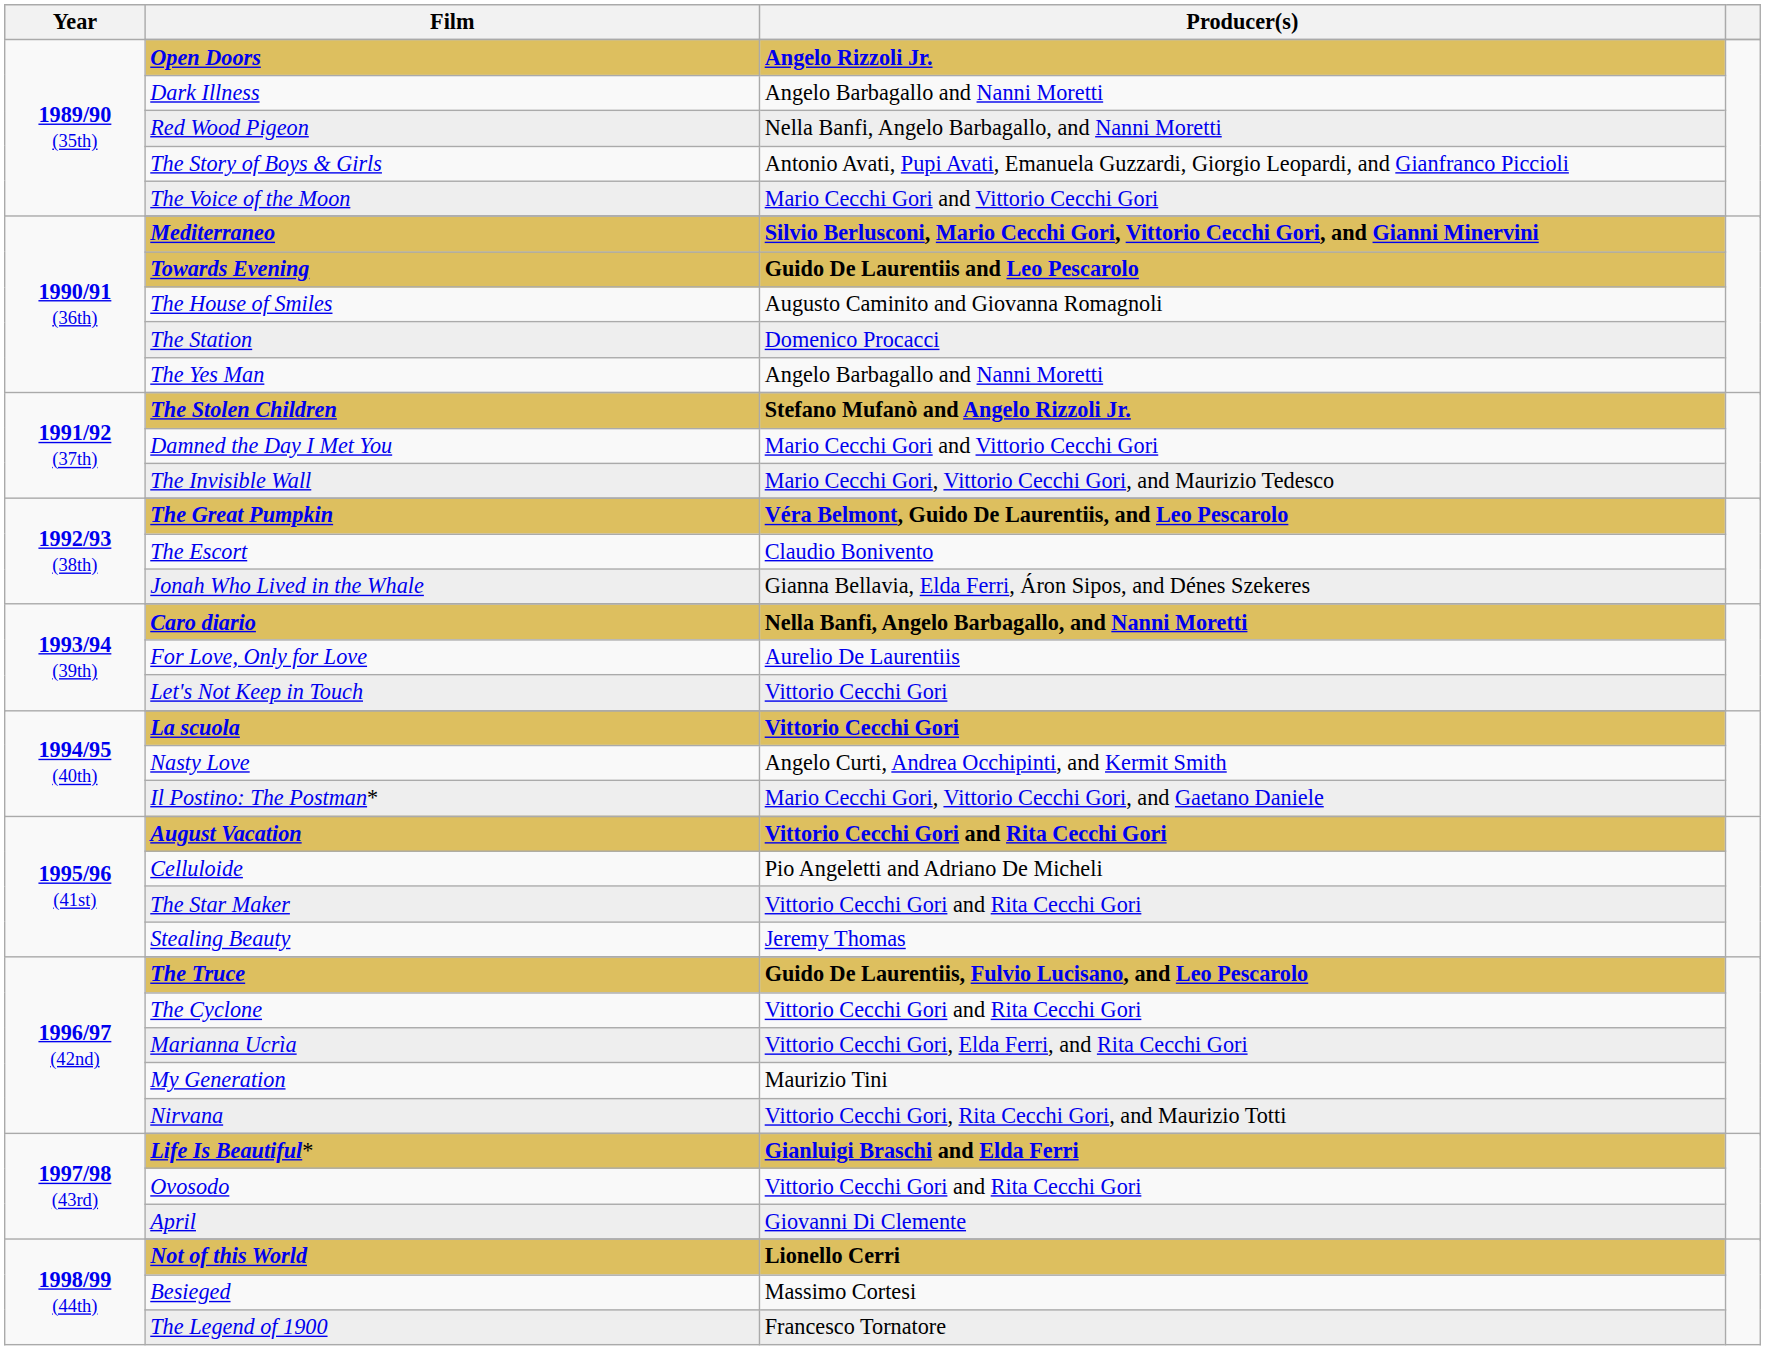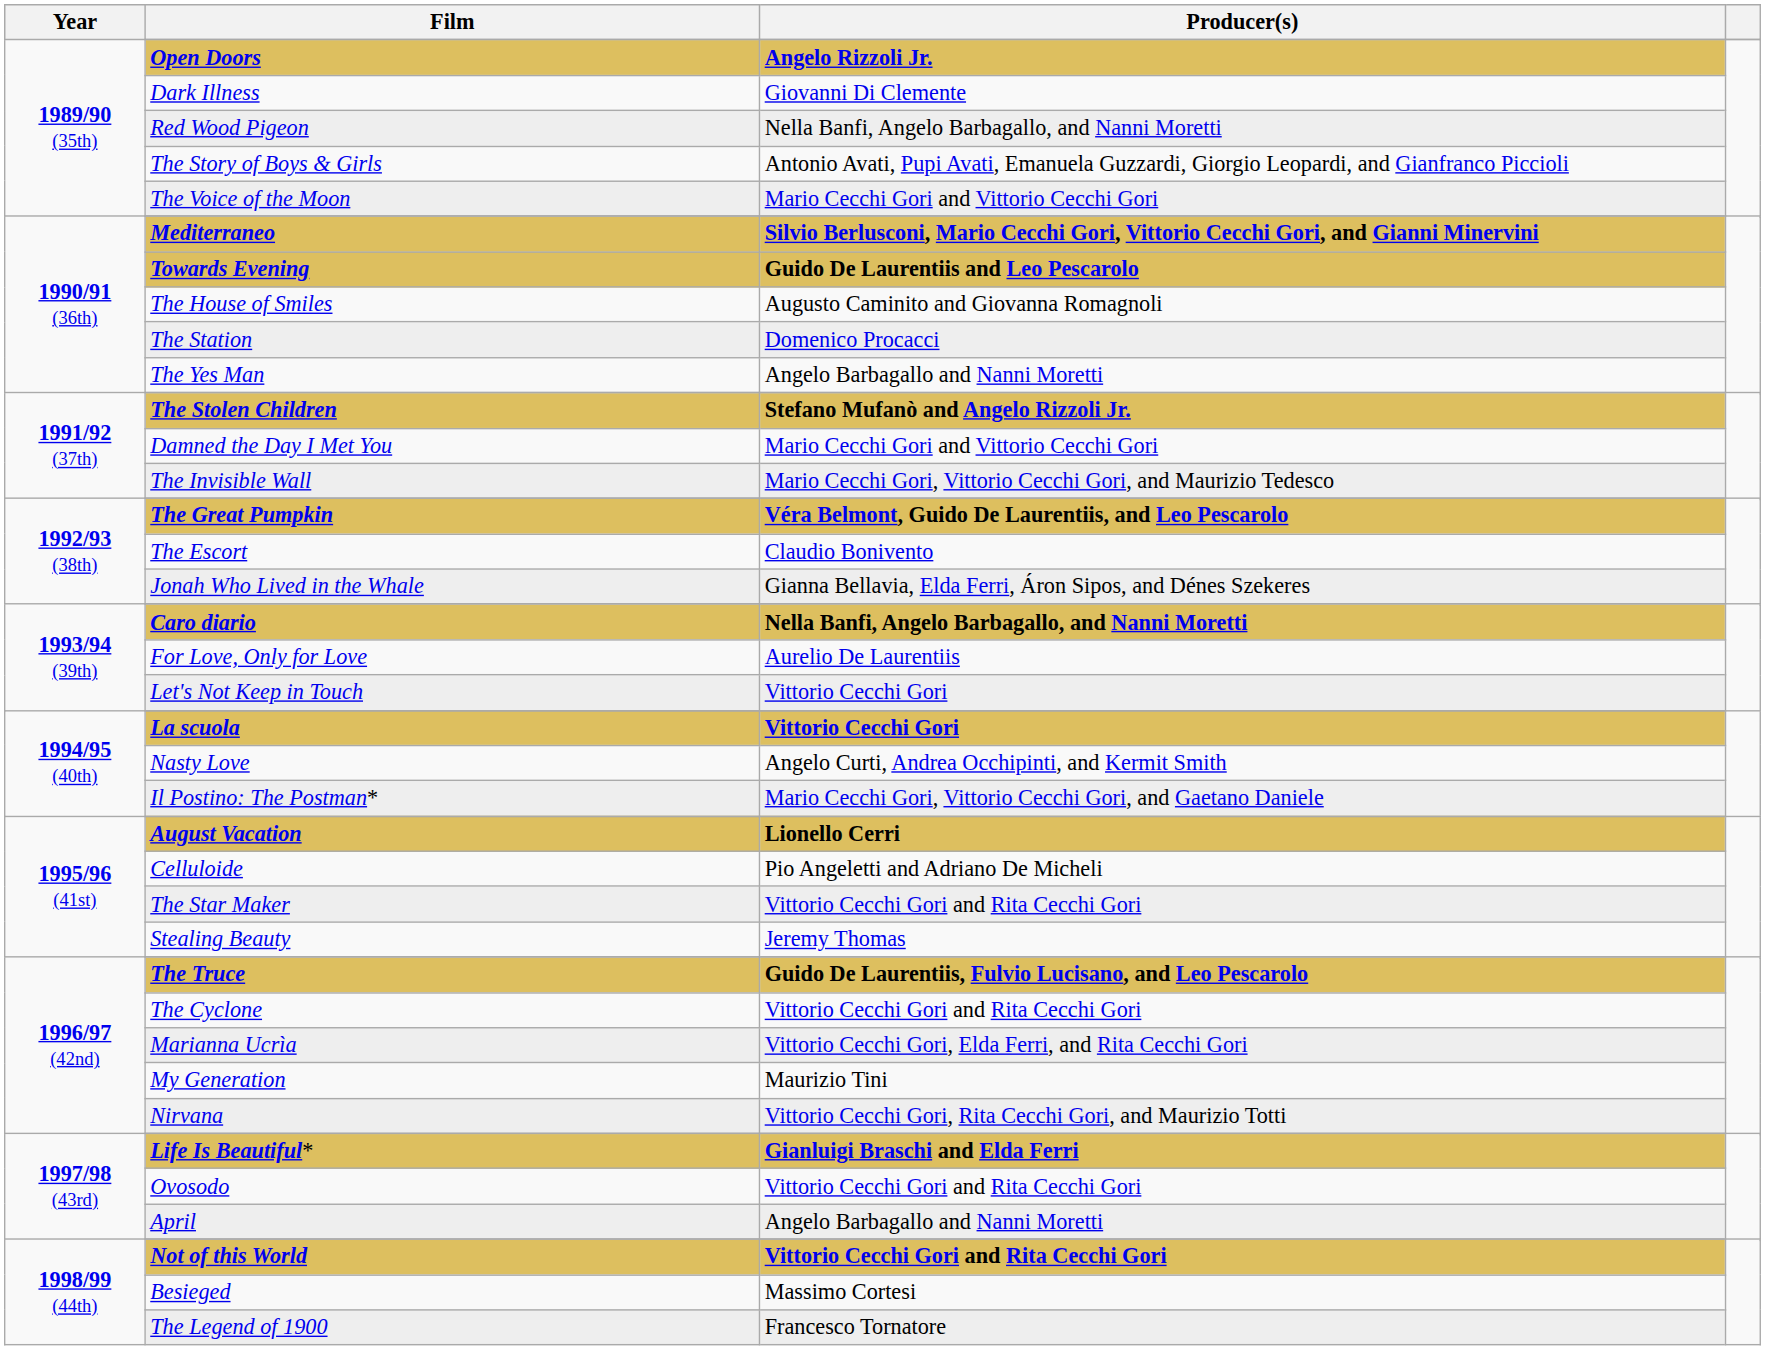(934, 92) Angelo Barbagallo and Nanni Moretti -> (865, 92) Giovanni Di Clemente
(966, 833) Vittorio Cecchi Gori and Rita Cecchi Gori -> (832, 833) Lionello Cerri
(865, 1221) Giovanni Di Clemente -> (934, 1221) Angelo Barbagallo and Nanni Moretti
(832, 1256) Lionello Cerri -> (966, 1256) Vittorio Cecchi Gori and Rita Cecchi Gori
